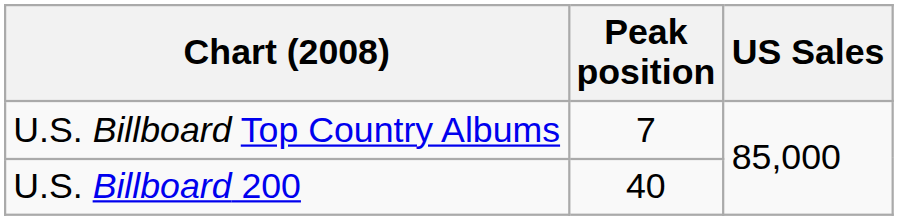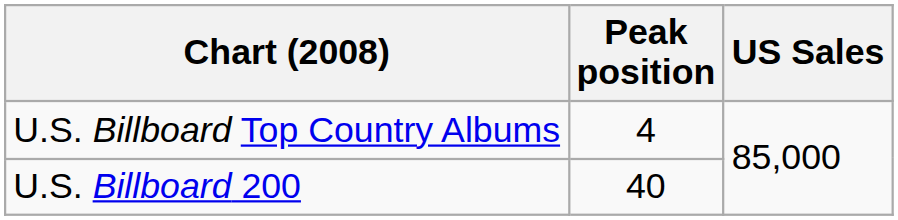(646, 129) 7 -> (646, 129) 4
